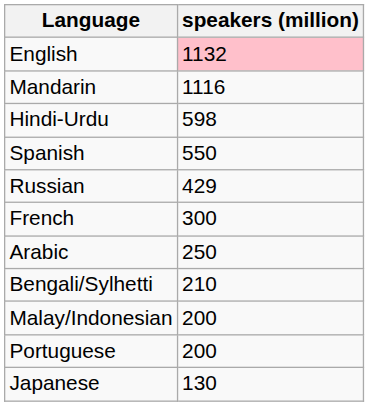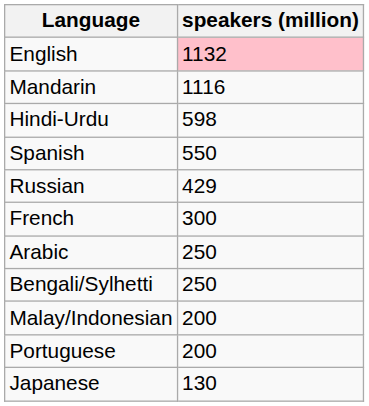(199, 284) 210 -> (199, 284) 250
